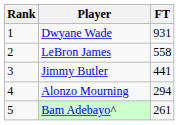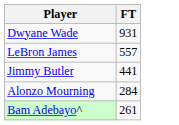- column: (21, 14)
(162, 52) 558 -> (128, 52) 557
(162, 91) 294 -> (128, 91) 284
